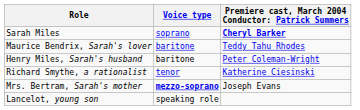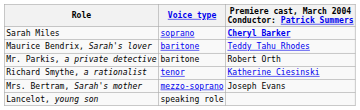- row: (74, 60)
+ row: (81, 60)
(187, 86) bold -> (192, 86) normal
